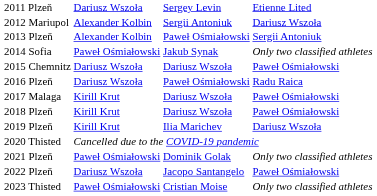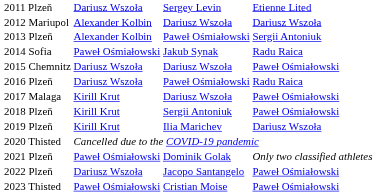(198, 22) Sergii Antoniuk -> (197, 22) Dariusz Wszoła
(312, 52) Only two classified athletes -> (278, 52) Radu Raica
(197, 112) Dariusz Wszoła -> (198, 112) Sergii Antoniuk
(312, 186) Only two classified athletes -> (296, 186) Paweł Ośmiałowski
